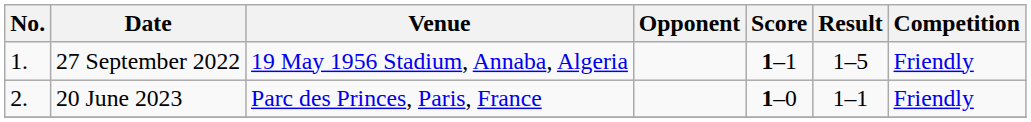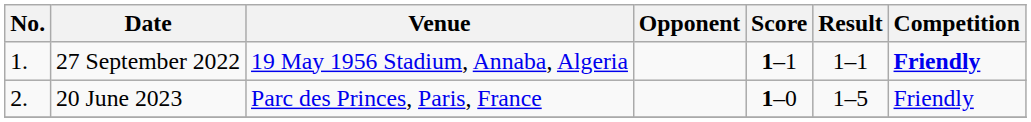(850, 60) 1–5 -> (850, 60) 1–1
(934, 60) normal -> (937, 60) bold
(850, 98) 1–1 -> (850, 98) 1–5
